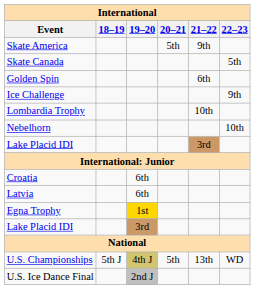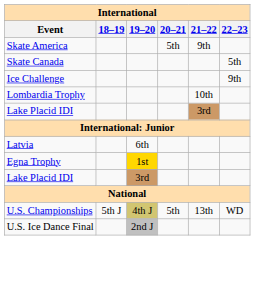- row: (33, 78)
- row: (29, 128)
- row: (22, 177)
